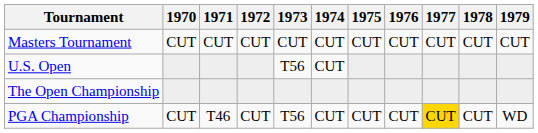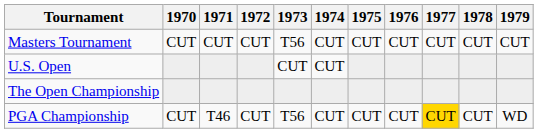(292, 41) CUT -> (292, 41) T56
(292, 66) T56 -> (292, 66) CUT
